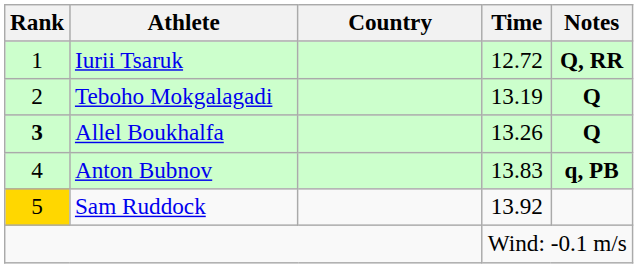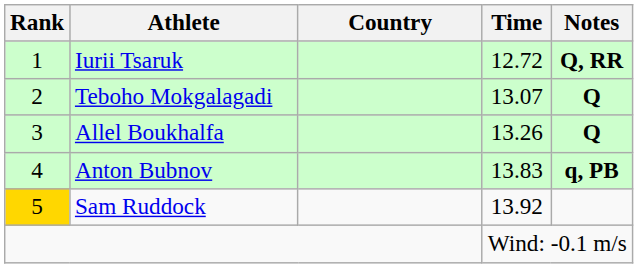(517, 96) 13.19 -> (517, 96) 13.07
(37, 133) bold -> (37, 133) normal
